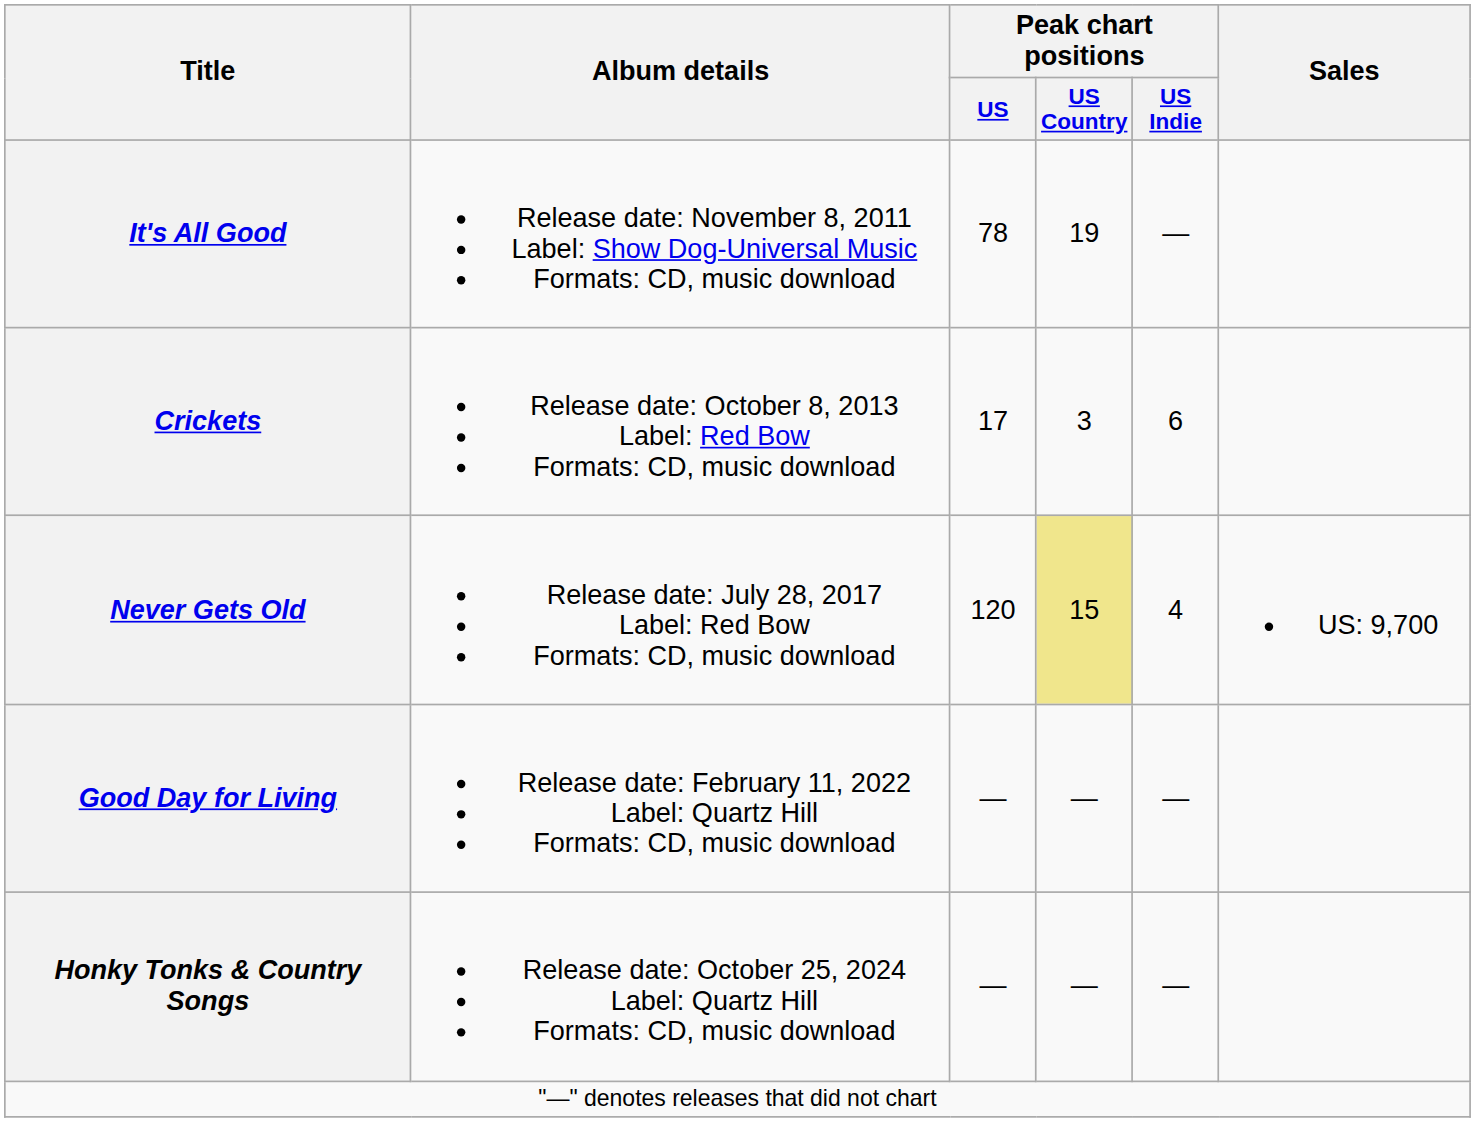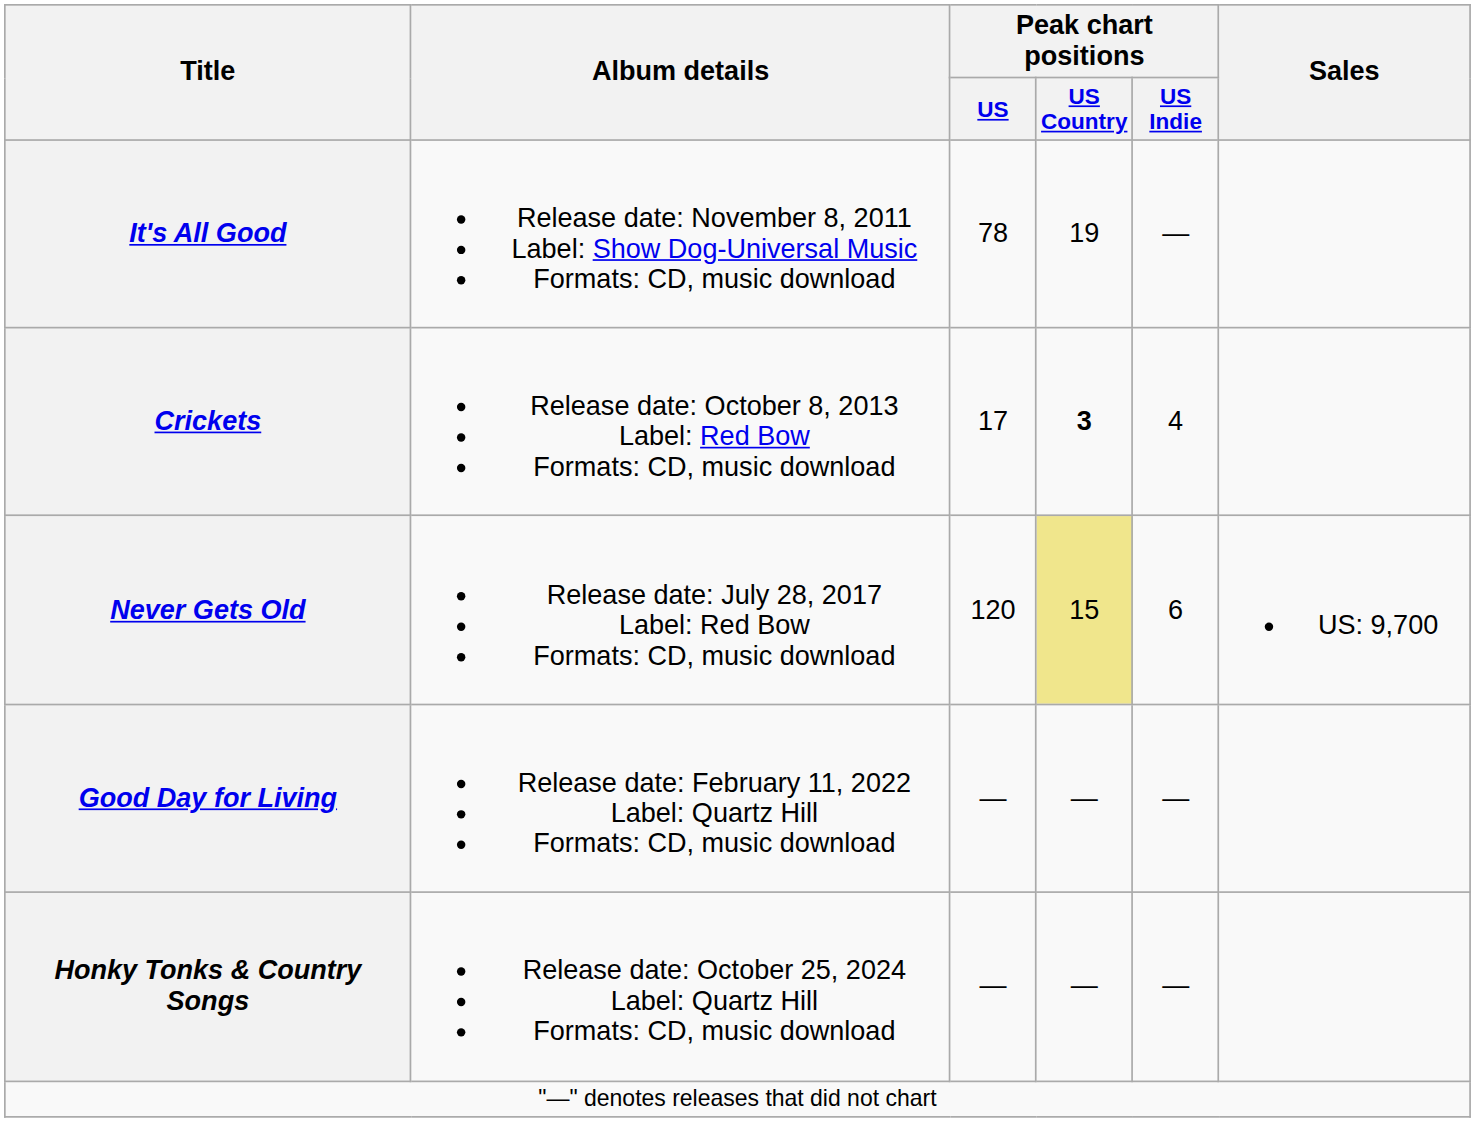(1084, 421) normal -> (1084, 421) bold
(1176, 421) 6 -> (1176, 421) 4
(1176, 609) 4 -> (1176, 609) 6
